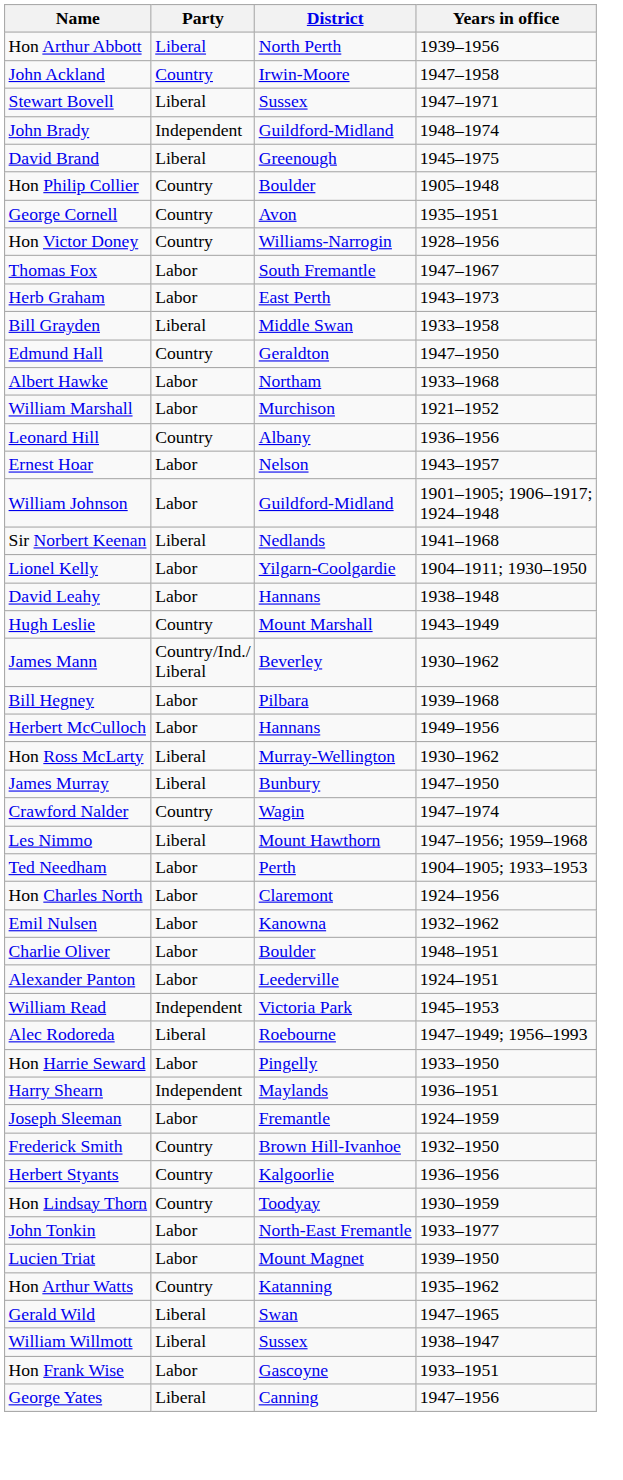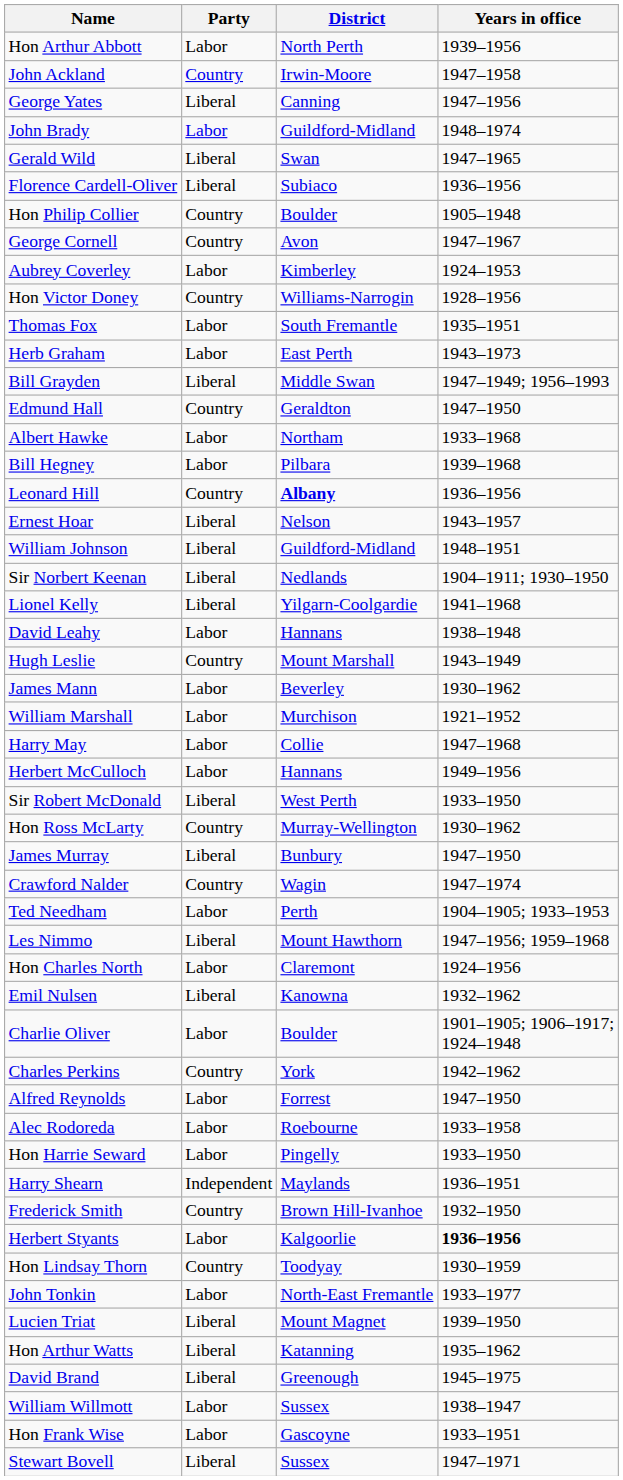(181, 46) Liberal -> (206, 46) Labor
rows swapped: (61, 102) <-> (55, 1397)
(199, 130) Independent -> (206, 130) Labor
rows swapped: (54, 158) <-> (52, 1314)
+ row: (93, 185)
(459, 213) 1935–1951 -> (481, 241) 1947–1967
+ row: (69, 269)
(459, 269) 1947–1967 -> (481, 325) 1935–1951
(459, 325) 1933–1958 -> (525, 381) 1947–1949; 1956–1993
rows swapped: (51, 700) <-> (71, 409)
(285, 437) normal -> (308, 492) bold
(176, 465) Labor -> (211, 520) Liberal
(176, 502) Labor -> (211, 548) Liberal
(506, 502) 1901–1905; 1906–1917; 1924–1948 -> (481, 548) 1948–1951
(459, 540) 1941–1968 -> (525, 576) 1904–1911; 1930–1950
(176, 568) Labor -> (211, 604) Liberal
(503, 568) 1904–1911; 1930–1950 -> (481, 604) 1941–1968
(203, 662) Country/Ind./ Liberal -> (206, 688) Labor
+ row: (47, 744)
+ row: (85, 800)
(181, 755) Liberal -> (214, 827) Country
rows swapped: (58, 867) <-> (50, 839)
(176, 923) Labor -> (211, 995) Liberal
(459, 951) 1948–1951 -> (528, 1033) 1901–1905; 1906–1917; 1924–1948
- row: (72, 979)
+ row: (64, 1071)
- row: (57, 1007)
+ row: (67, 1098)
(181, 1034) Liberal -> (206, 1126) Labor
(504, 1034) 1947–1949; 1956–1993 -> (481, 1126) 1933–1958
- row: (65, 1118)
(184, 1174) Country -> (206, 1238) Labor
(459, 1174) normal -> (481, 1238) bold
(176, 1258) Labor -> (211, 1322) Liberal
(184, 1286) Country -> (211, 1350) Liberal
(181, 1342) Liberal -> (206, 1405) Labor
